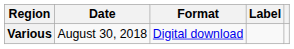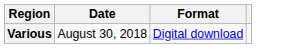- column: (265, 14)
